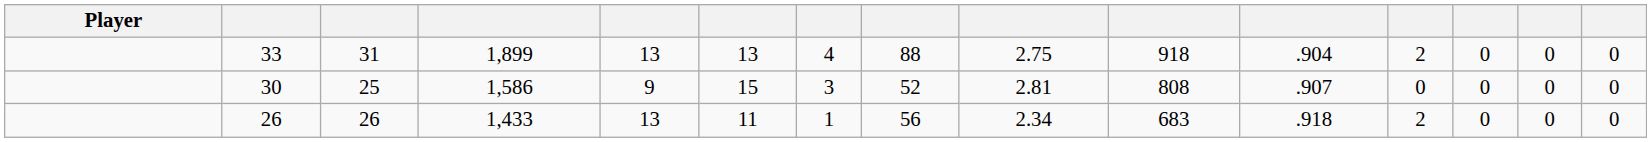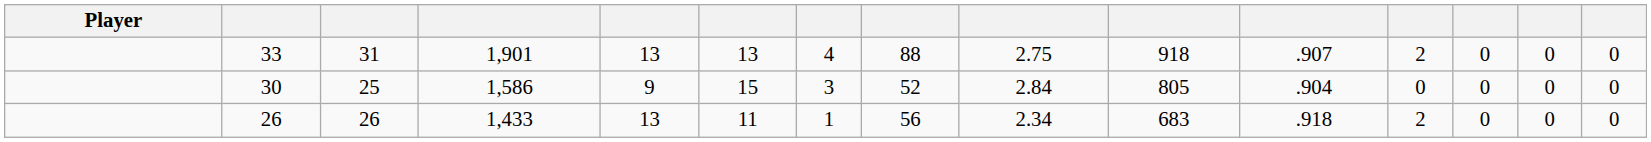(509, 53) 1,899 -> (509, 53) 1,901
(1314, 53) .904 -> (1314, 53) .907
(1034, 86) 2.81 -> (1034, 86) 2.84
(1174, 86) 808 -> (1174, 86) 805
(1314, 86) .907 -> (1314, 86) .904
